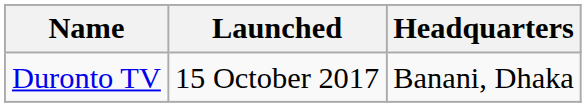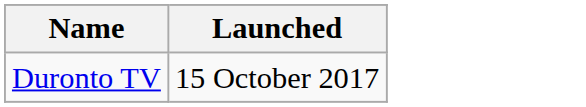- column: (484, 28)
